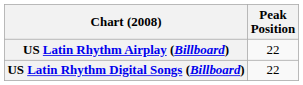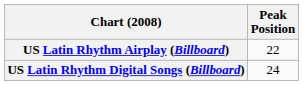(273, 70) 22 -> (273, 70) 24
